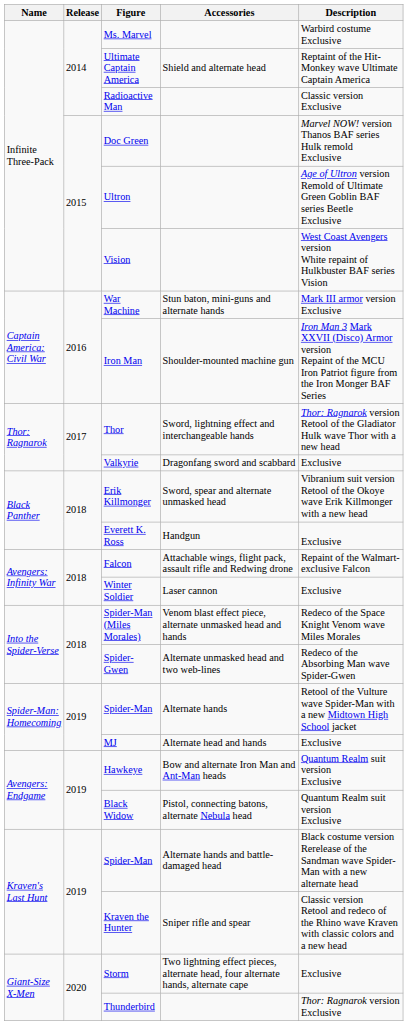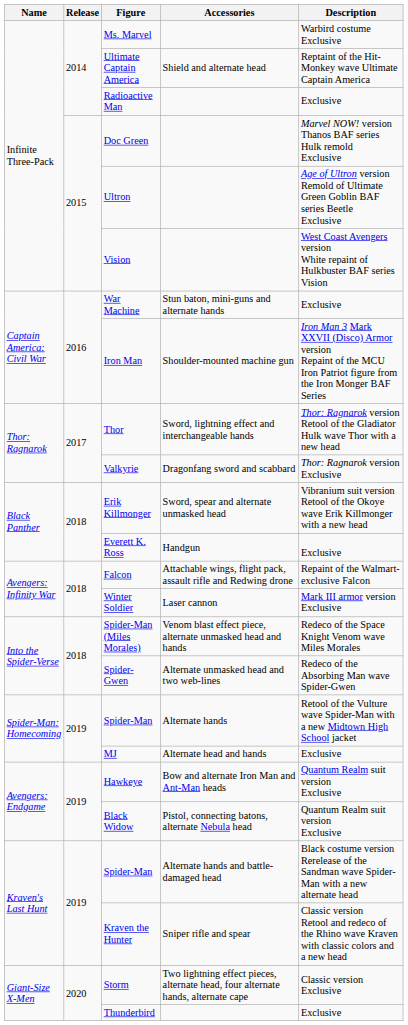(332, 101) Classic version Exclusive -> (321, 101) Exclusive
(348, 304) Mark III armor version Exclusive -> (321, 304) Exclusive
(321, 463) Exclusive -> (350, 468) Thor: Ragnarok version Exclusive
(321, 591) Exclusive -> (348, 602) Mark III armor version Exclusive
(321, 973) Exclusive -> (332, 985) Classic version Exclusive
(350, 1007) Thor: Ragnarok version Exclusive -> (321, 1012) Exclusive
